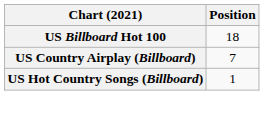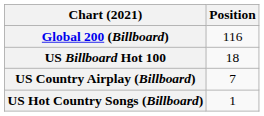+ row: (105, 36)
